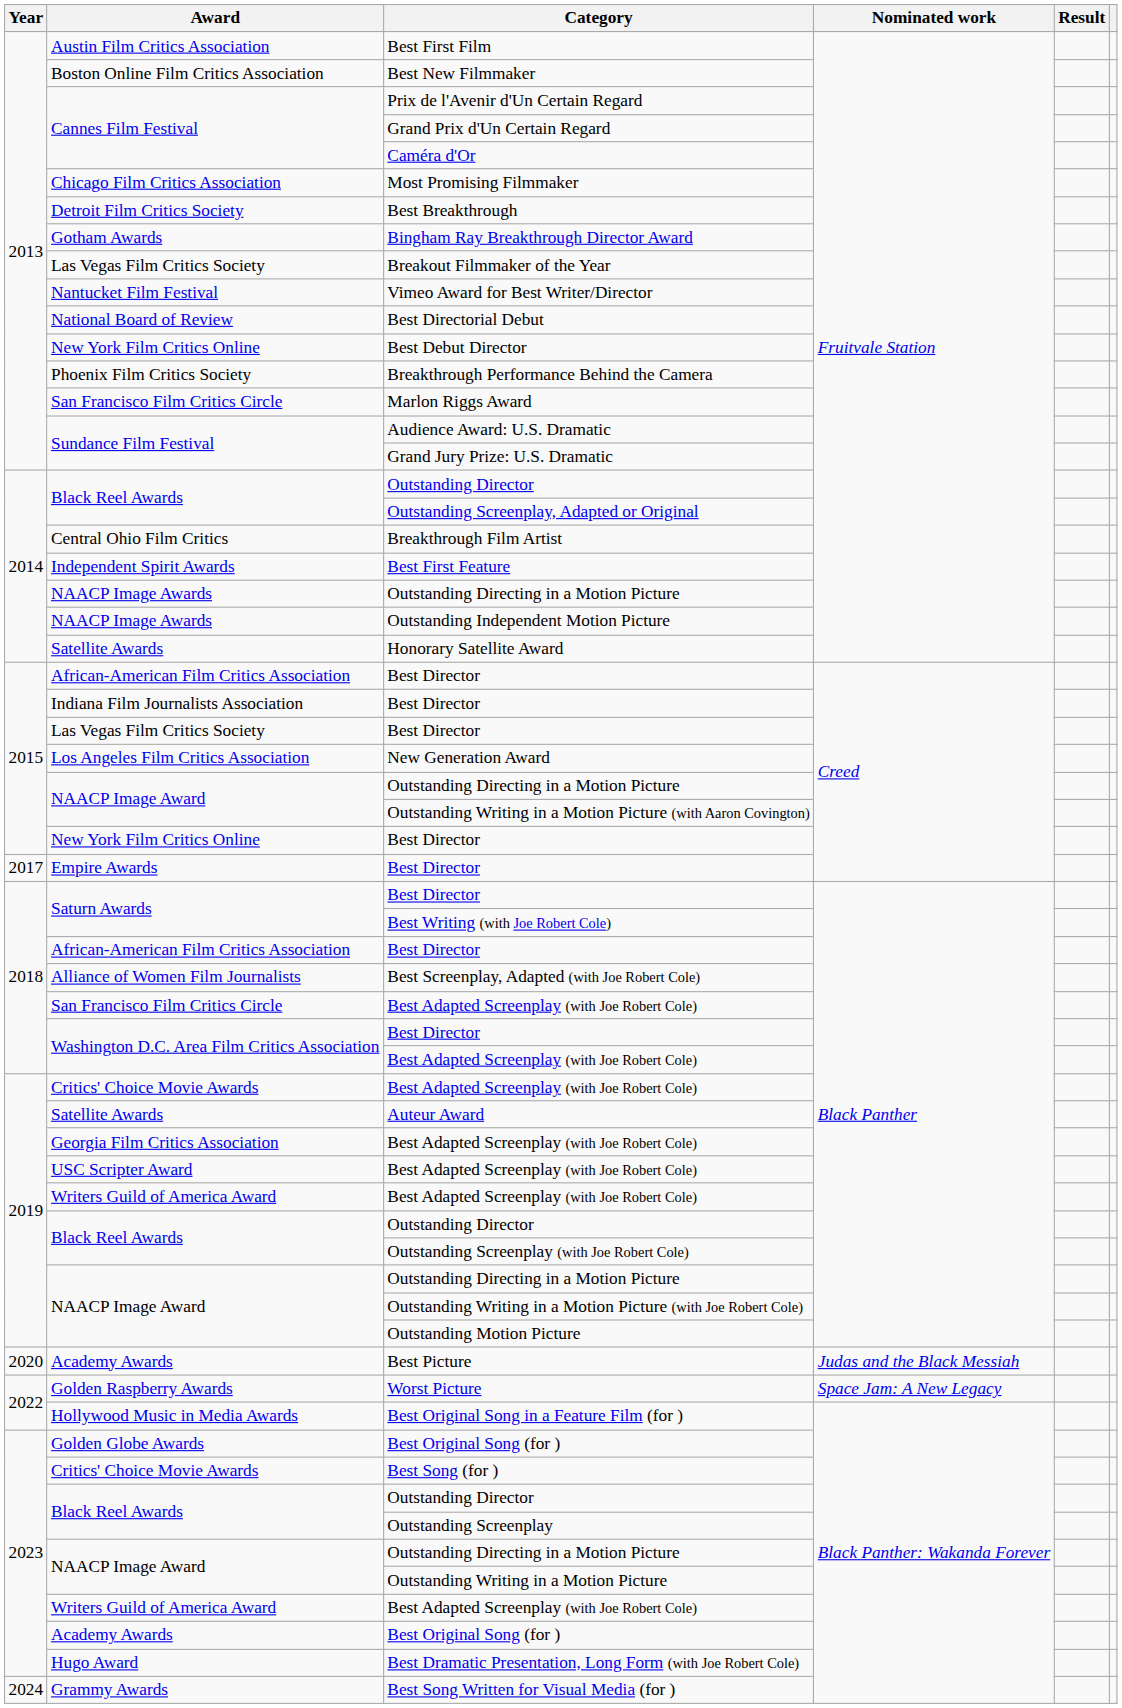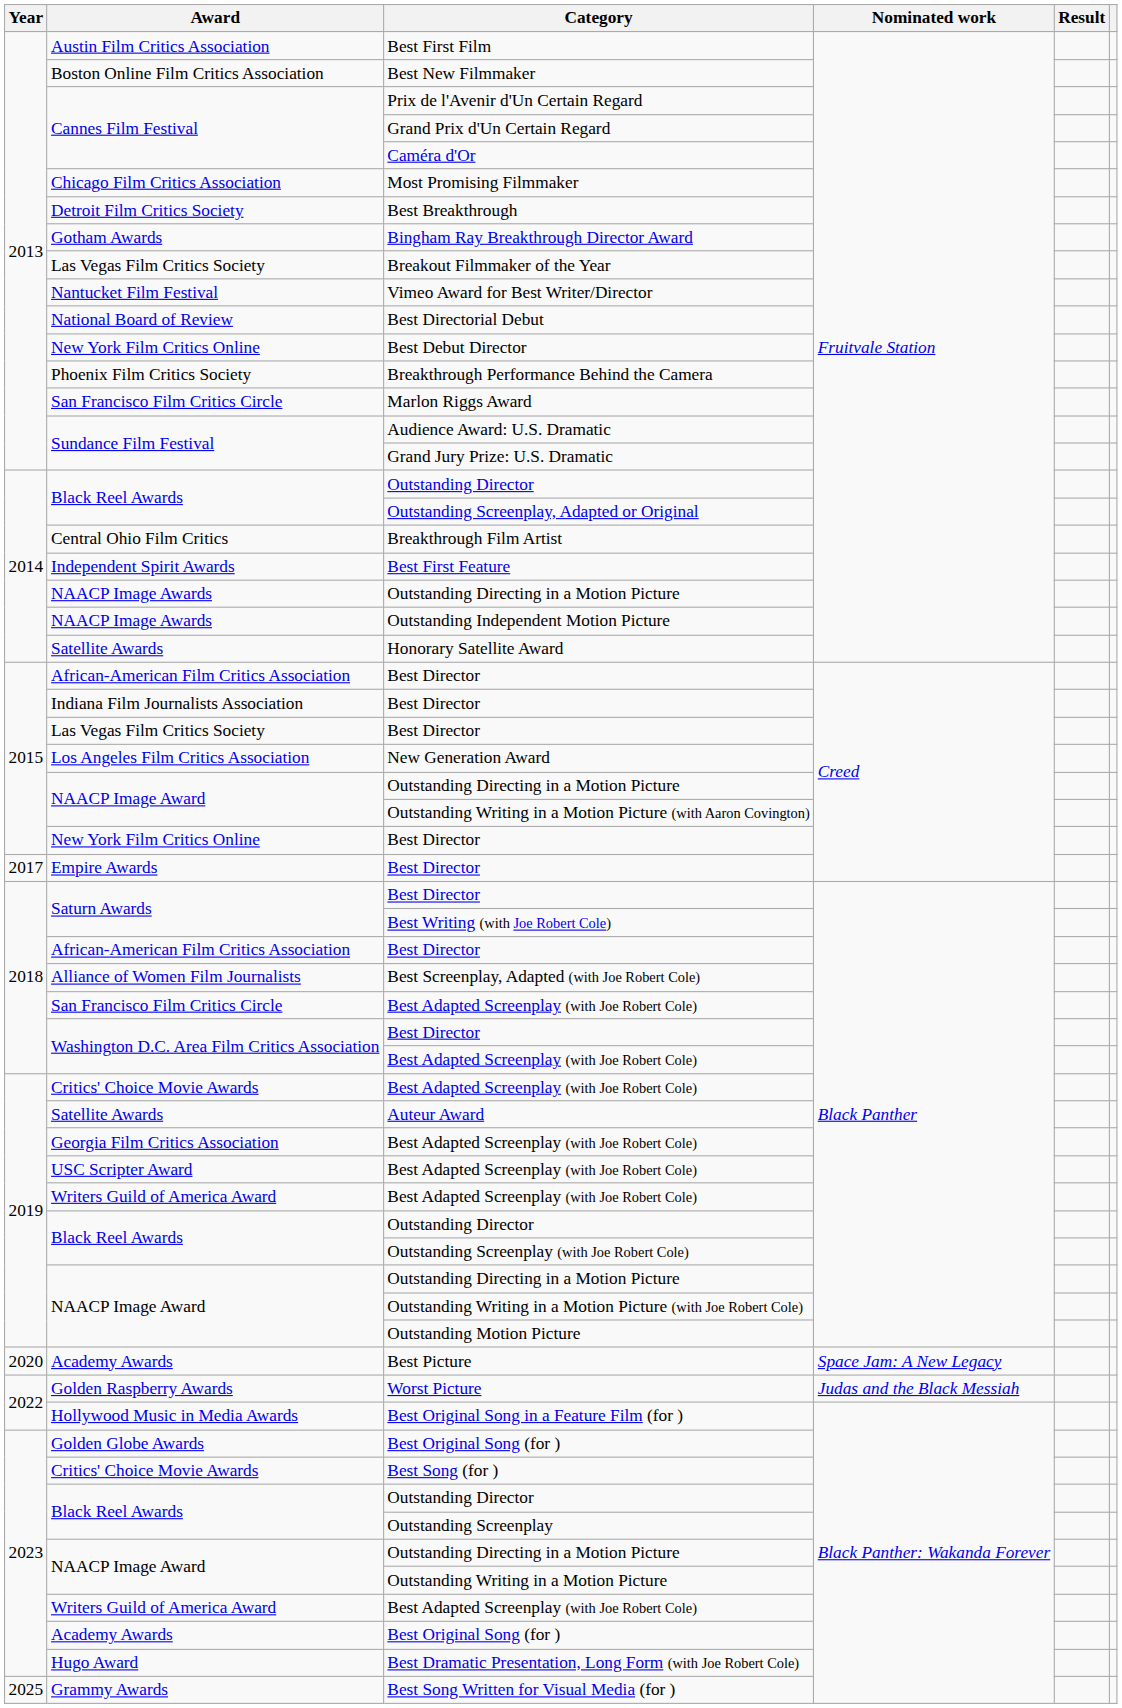(919, 1361) Judas and the Black Messiah -> (910, 1361) Space Jam: A New Legacy
(910, 1388) Space Jam: A New Legacy -> (919, 1388) Judas and the Black Messiah
(26, 1689) 2024 -> (26, 1689) 2025
